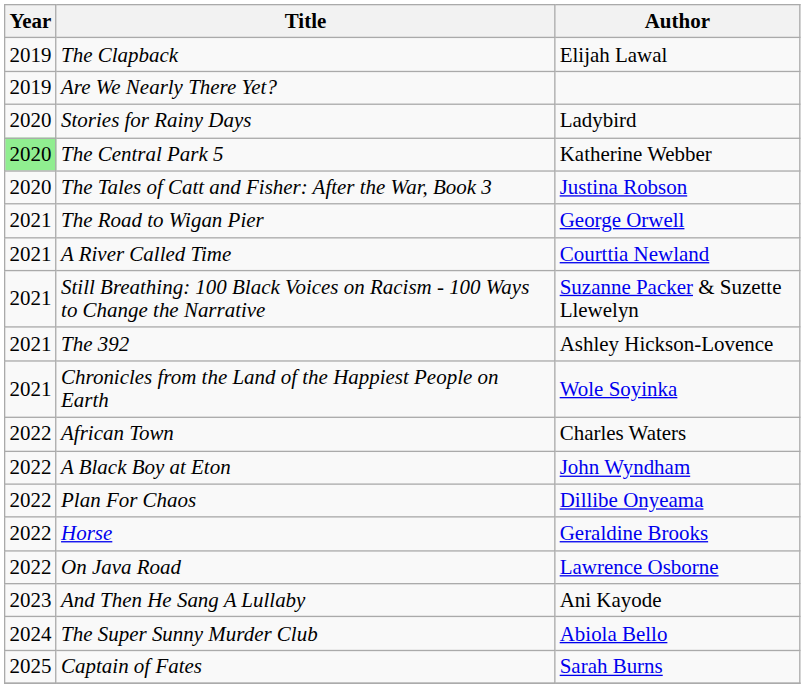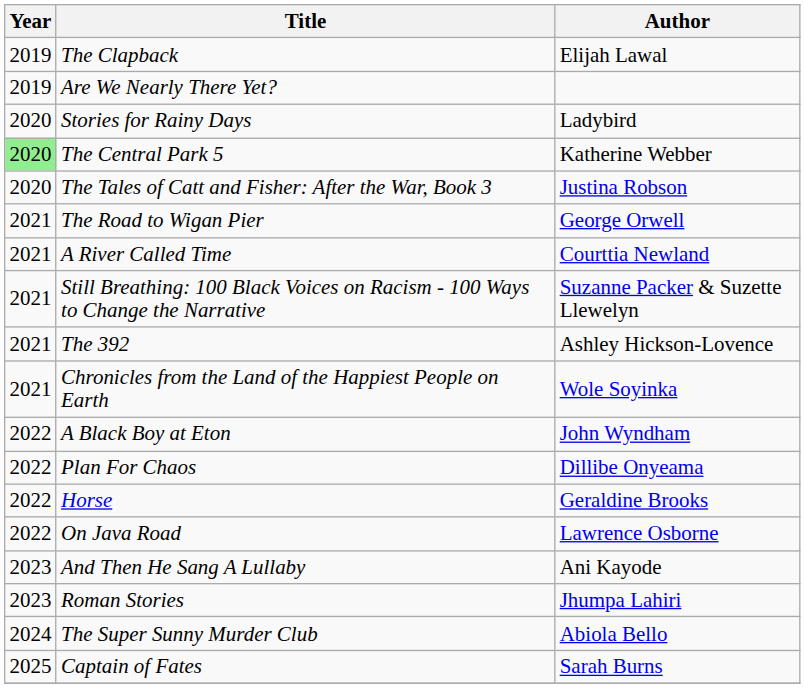- row: (117, 433)
+ row: (122, 600)
